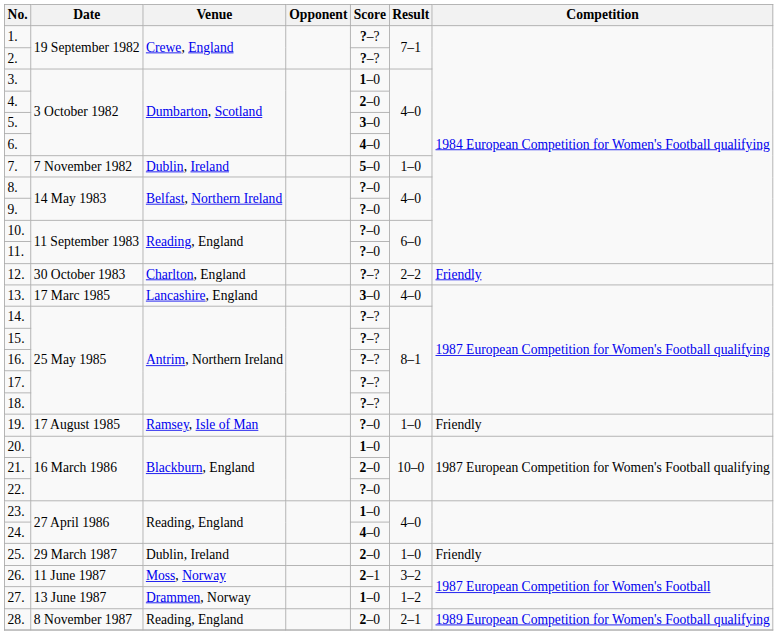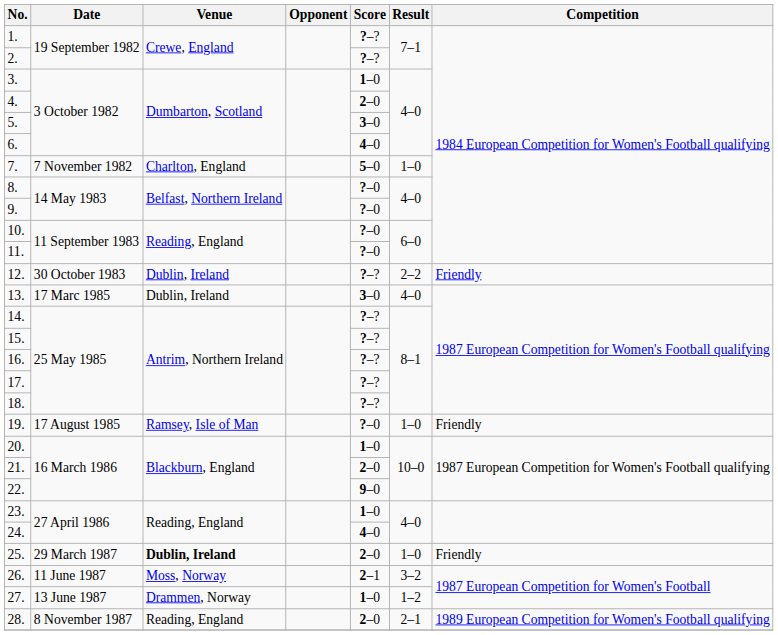(187, 166) Dublin, Ireland -> (196, 166) Charlton, England
(196, 274) Charlton, England -> (187, 274) Dublin, Ireland
(202, 295) Lancashire, England -> (187, 295) Dublin, Ireland
(370, 489) ?–0 -> (370, 489) 9–0
(187, 554) normal -> (191, 554) bold
